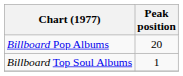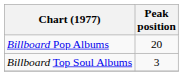(157, 62) 1 -> (157, 62) 3
